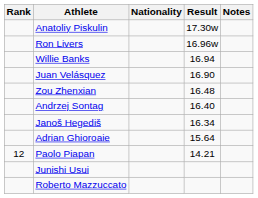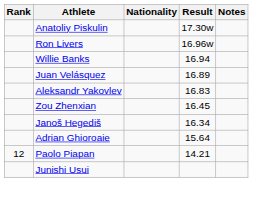(202, 75) 16.90 -> (197, 75) 16.89
+ row: (79, 91)
(202, 91) 16.48 -> (197, 106) 16.45
- row: (69, 106)
- row: (81, 185)
